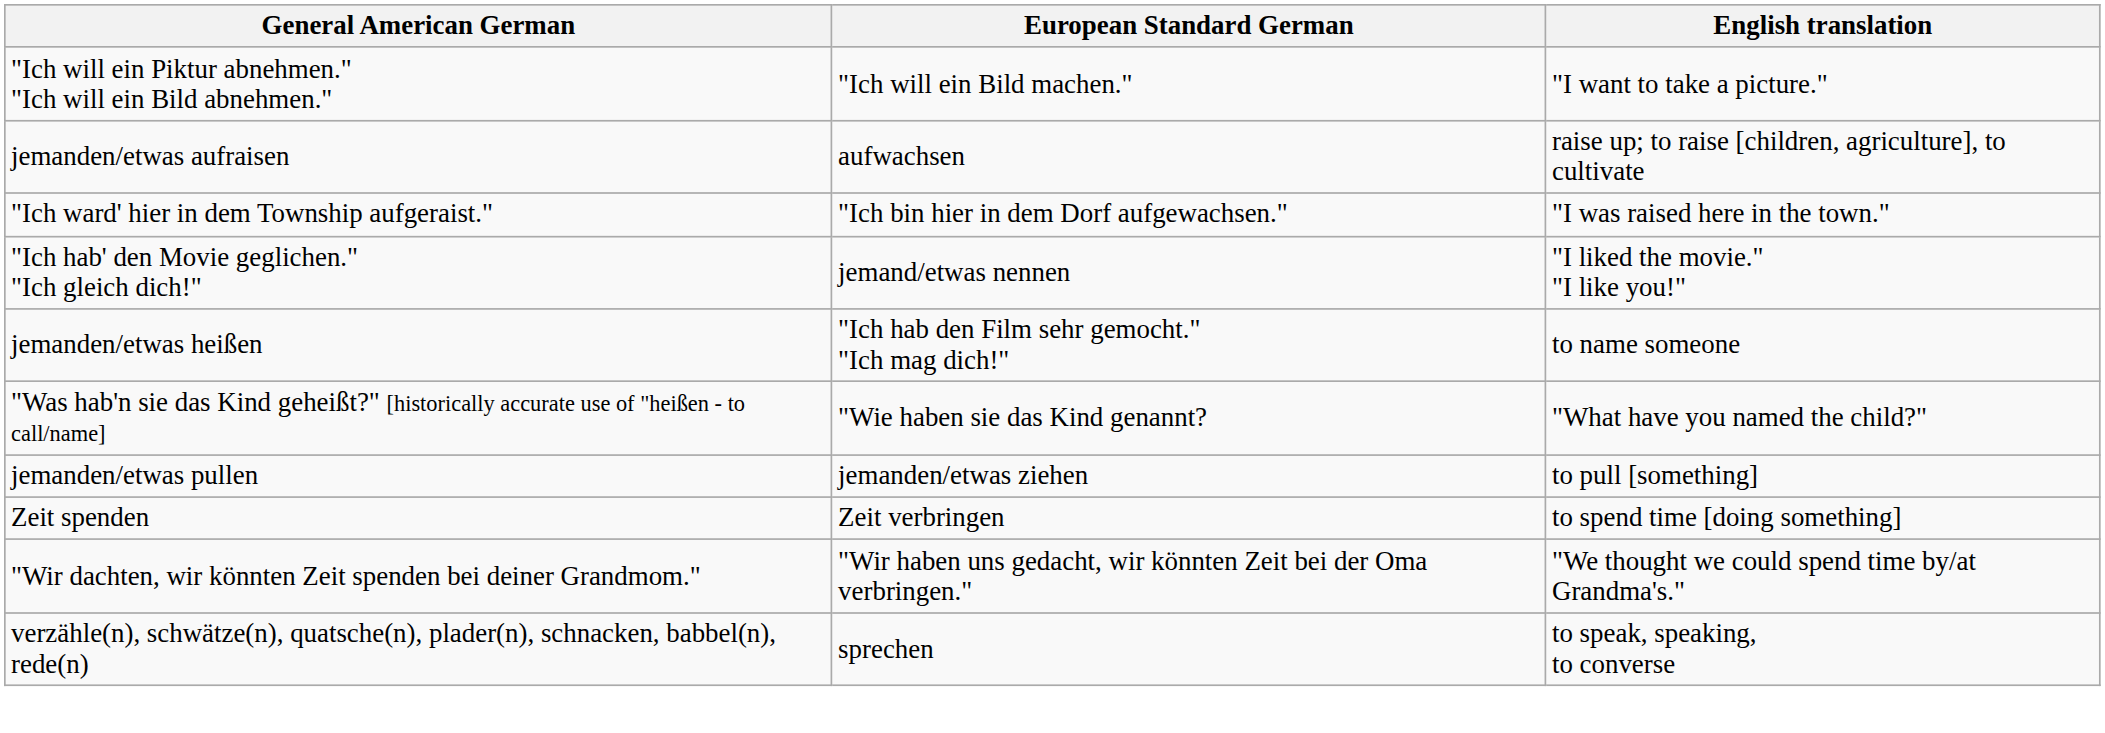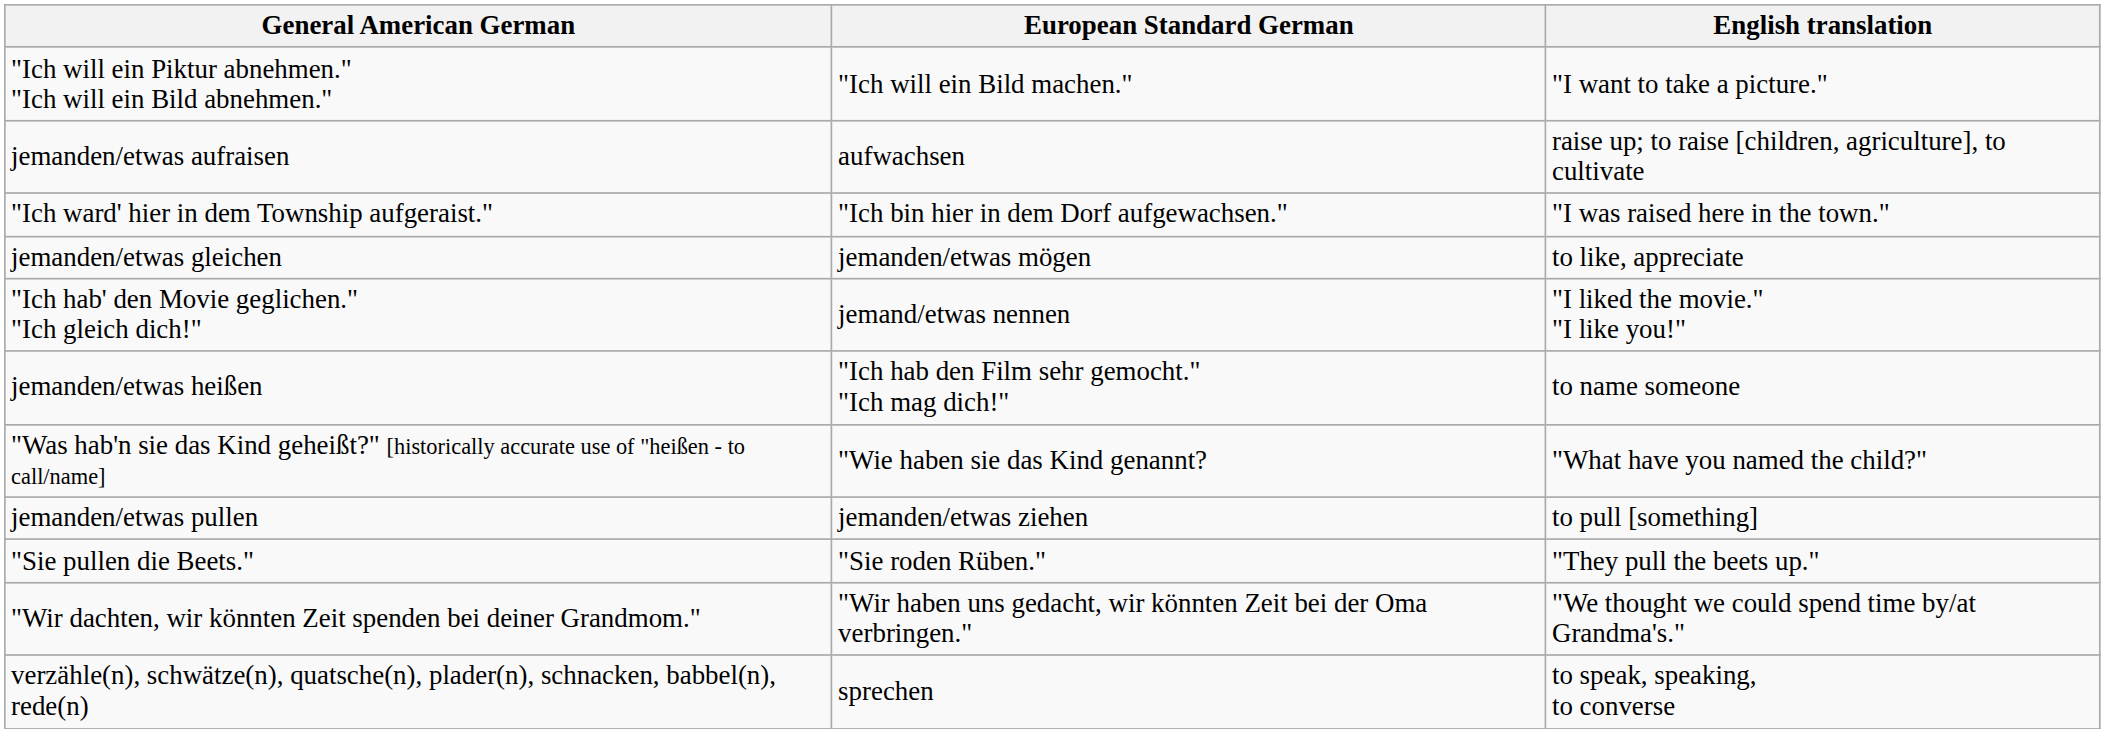+ row: (146, 256)
+ row: (132, 560)
- row: (80, 518)
